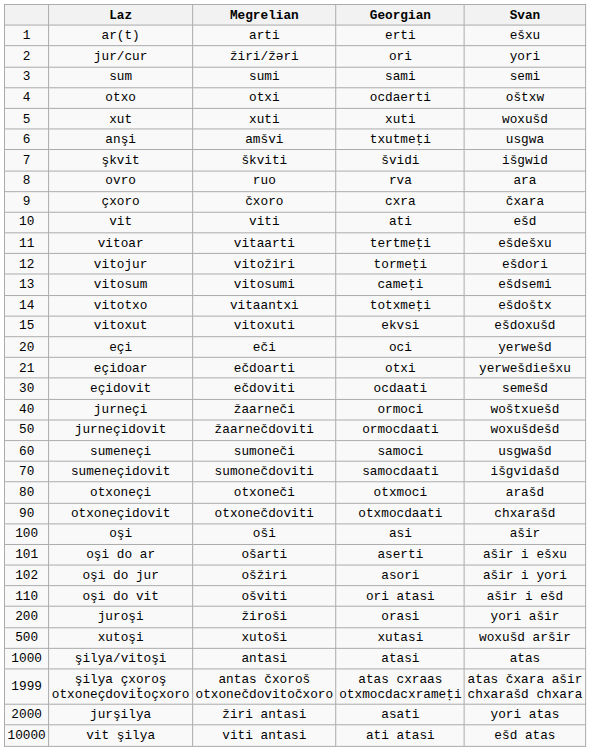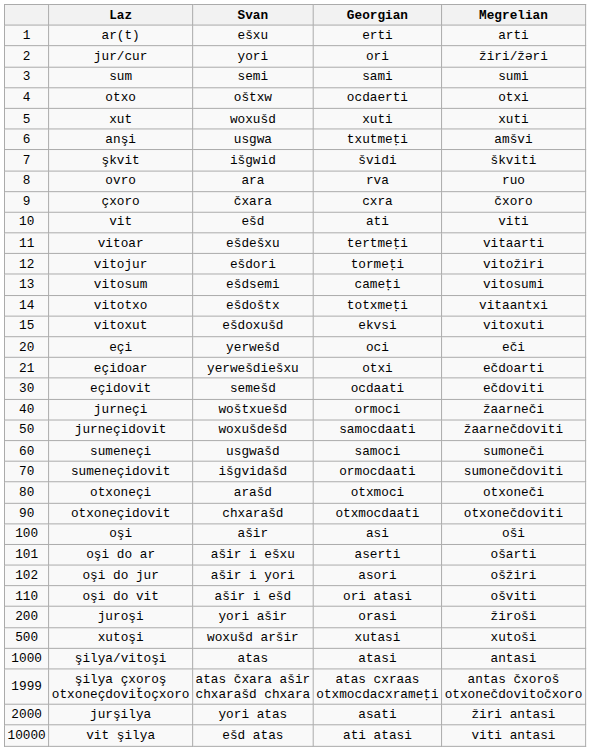columns swapped: (264, 15) <-> (525, 15)
(400, 430) ormocdaati -> (377, 430) samocdaati
(400, 472) samocdaati -> (377, 472) ormocdaati
